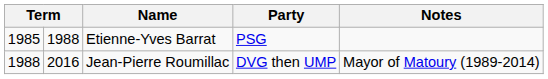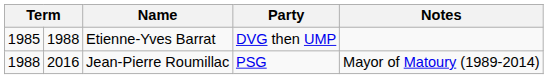(251, 39) PSG -> (286, 39) DVG then UMP
(286, 62) DVG then UMP -> (251, 62) PSG
